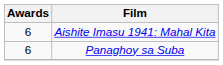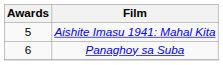(28, 32) 6 -> (28, 32) 5
